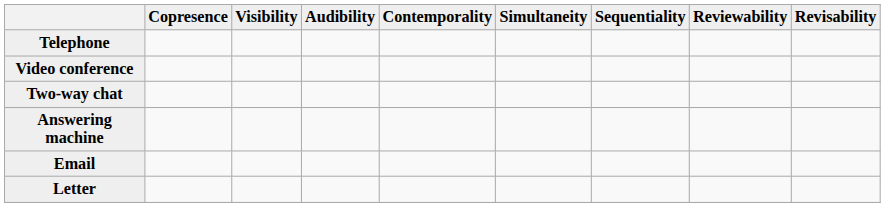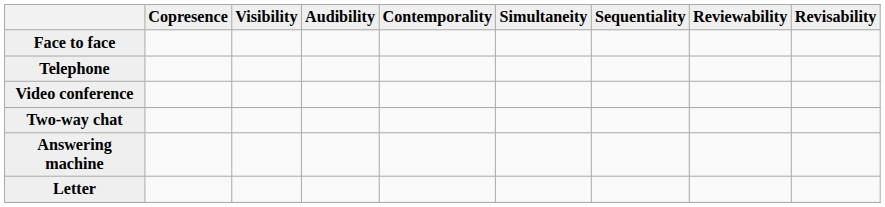+ row: (75, 42)
- row: (75, 163)
